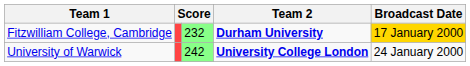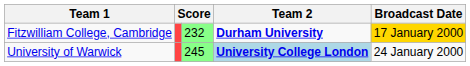(194, 52) 242 -> (194, 52) 245
(292, 52) no background -> (292, 52) lightblue background
